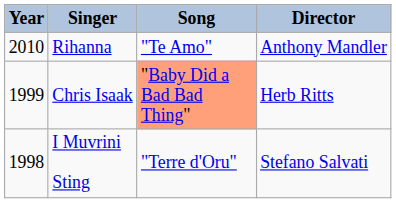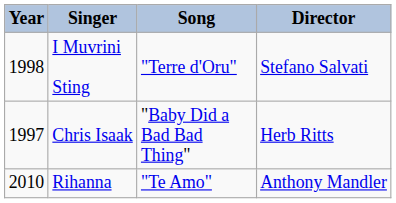rows swapped: (82, 46) <-> (87, 163)
(26, 94) 1999 -> (26, 134) 1997
(185, 94) lightsalmon background -> (185, 134) no background
